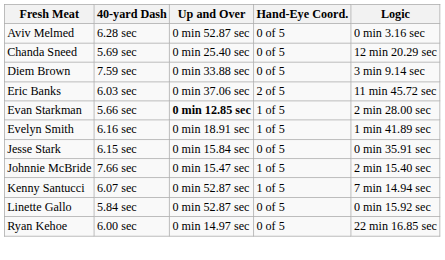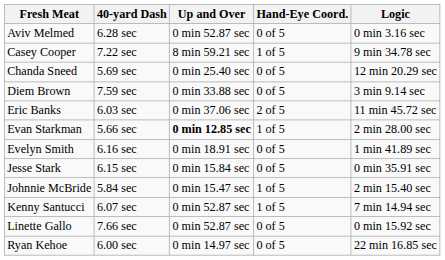+ row: (41, 52)
(271, 129) 1 of 5 -> (271, 149) 0 of 5
(117, 168) 7.66 sec -> (117, 187) 5.84 sec
(117, 206) 5.84 sec -> (117, 226) 7.66 sec
